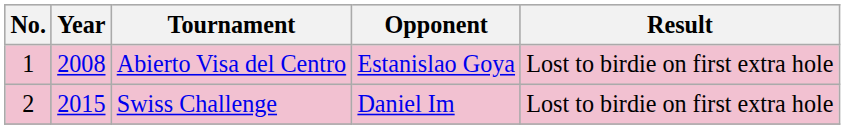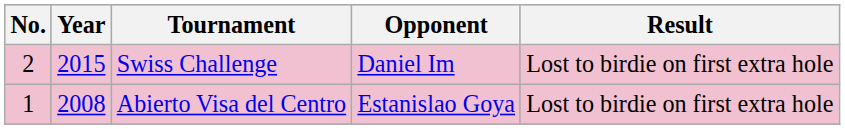rows swapped: (231, 64) <-> (197, 104)
